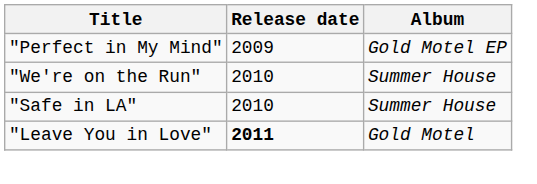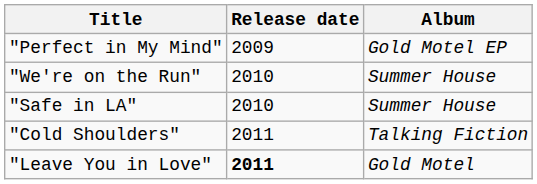+ row: (94, 135)
